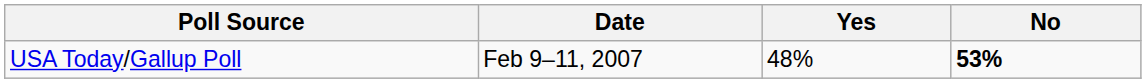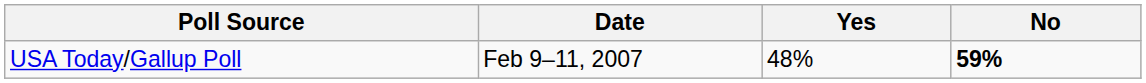(979, 59) 53% -> (979, 59) 59%
